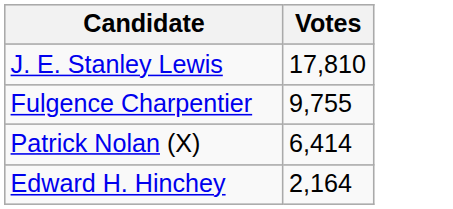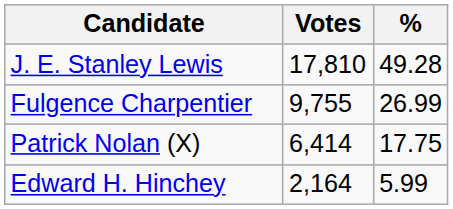+ column: (411, 24)
